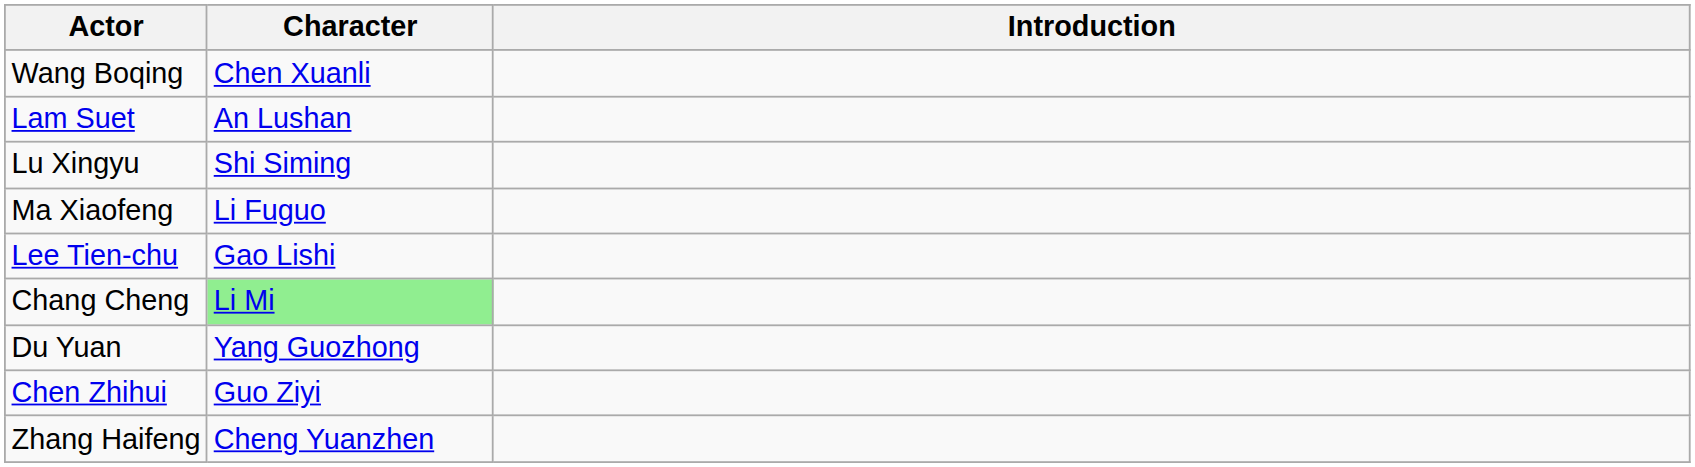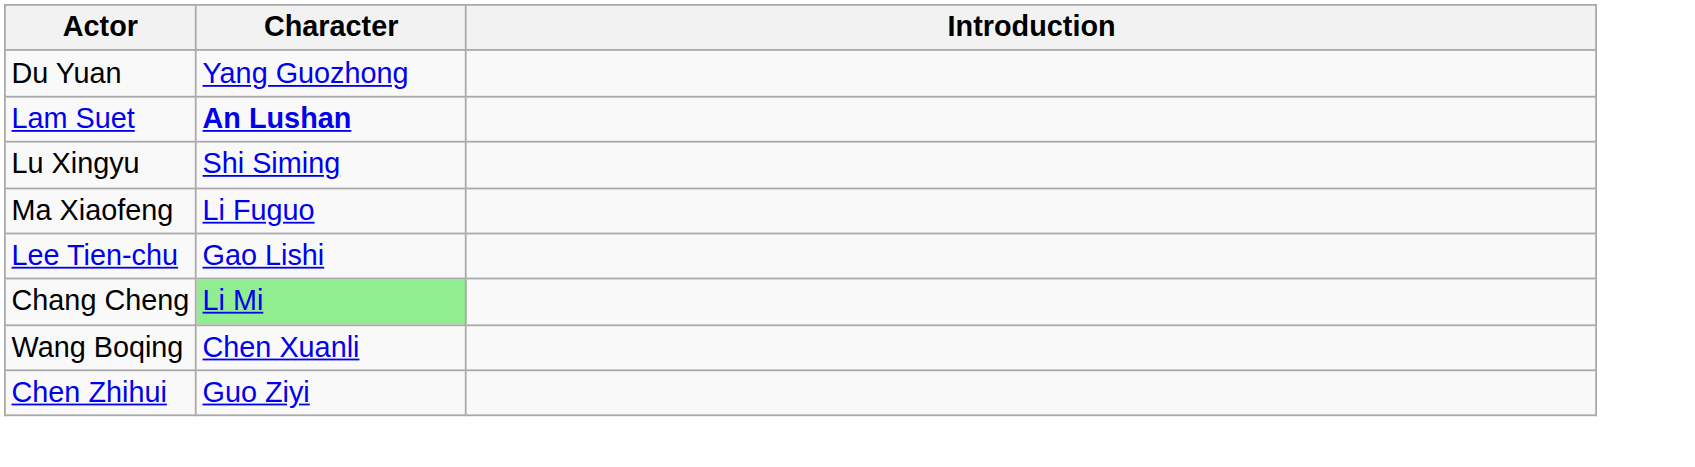rows swapped: (67, 347) <-> (97, 73)
(283, 118) normal -> (277, 118) bold
- row: (106, 438)
